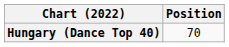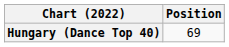(194, 33) 70 -> (194, 33) 69
